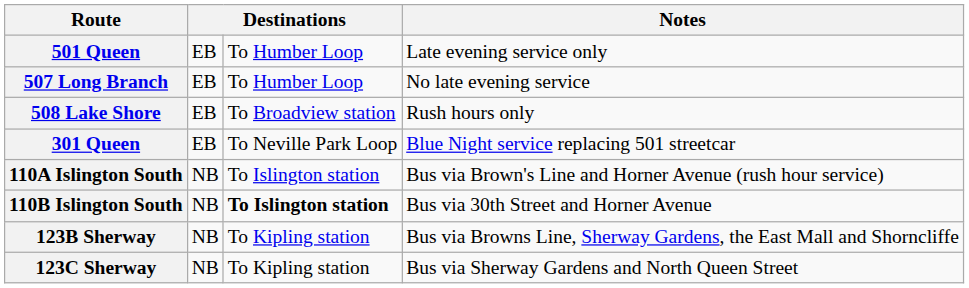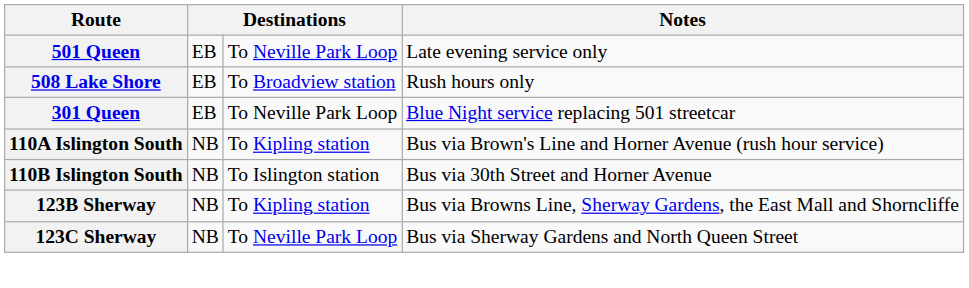(295, 50) To Humber Loop -> (313, 50) To Neville Park Loop
- row: (96, 81)
(304, 174) To Islington station -> (299, 143) To Kipling station
(308, 205) bold -> (304, 174) normal
(299, 267) To Kipling station -> (313, 236) To Neville Park Loop
